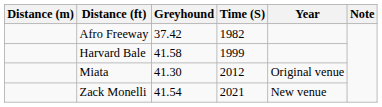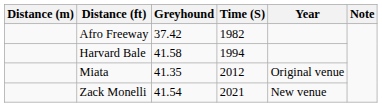(232, 53) 1999 -> (232, 53) 1994
(168, 72) 41.30 -> (168, 72) 41.35
